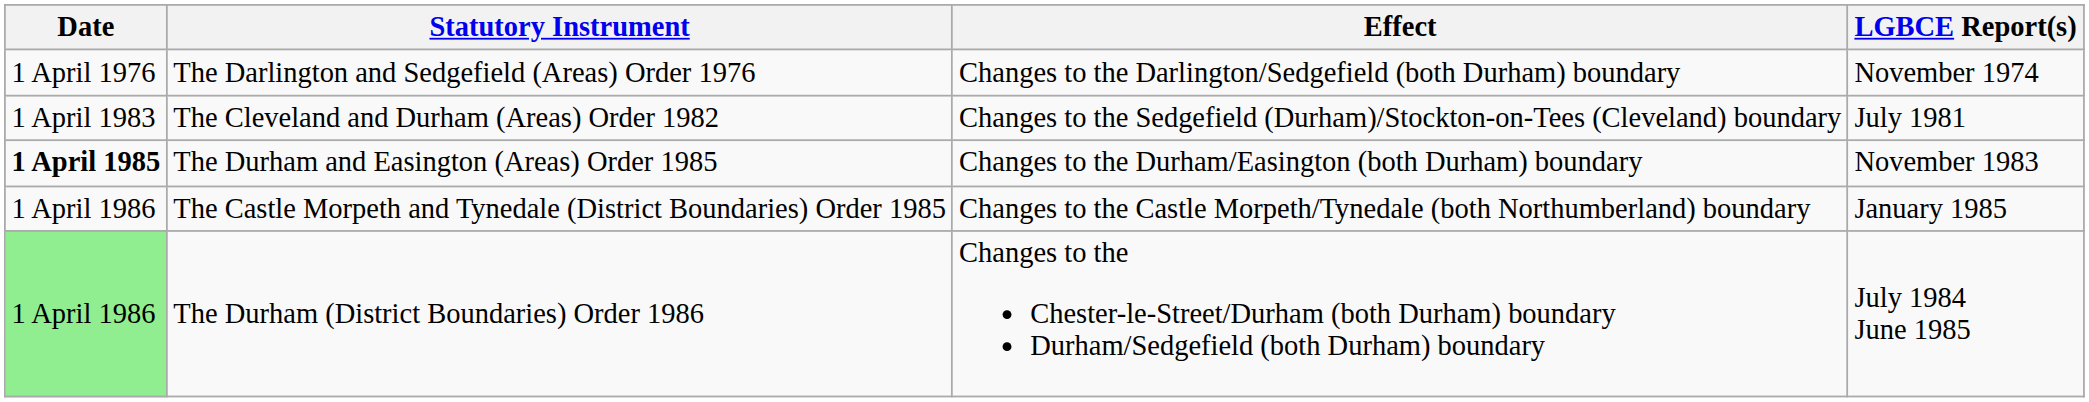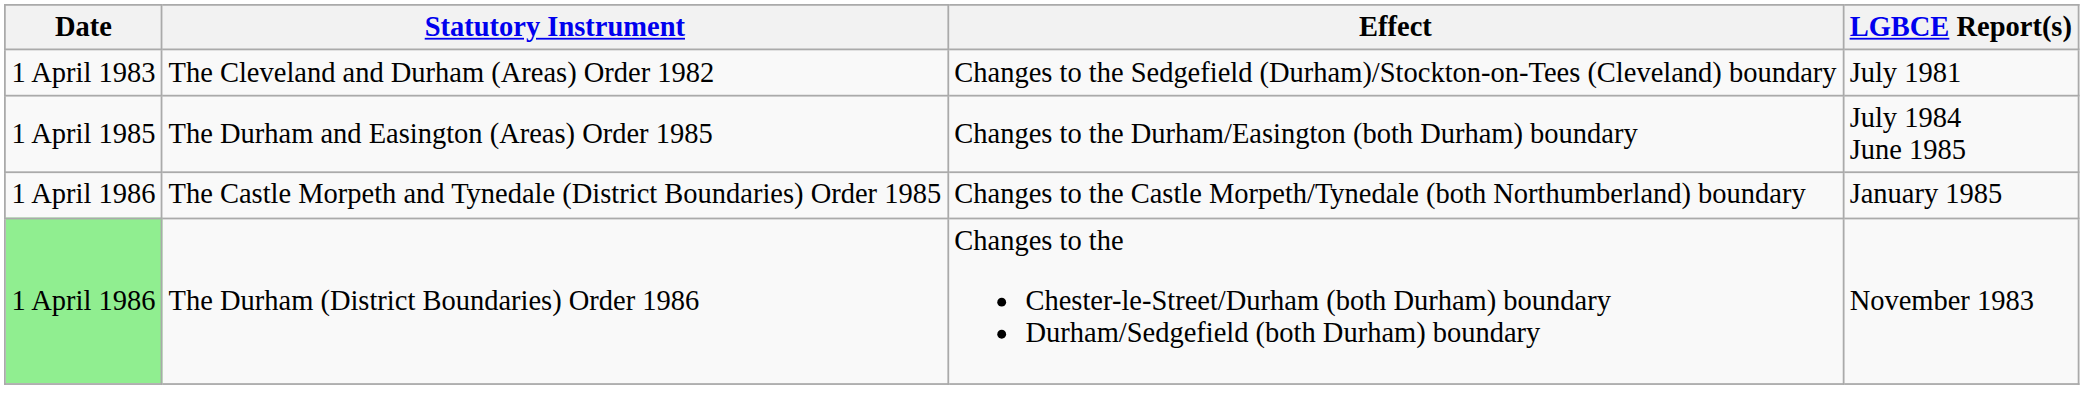- row: (464, 72)
(86, 162) bold -> (83, 133) normal
(1947, 162) November 1983 -> (1908, 133) July 1984 June 1985
(1913, 313) July 1984 June 1985 -> (1942, 300) November 1983
